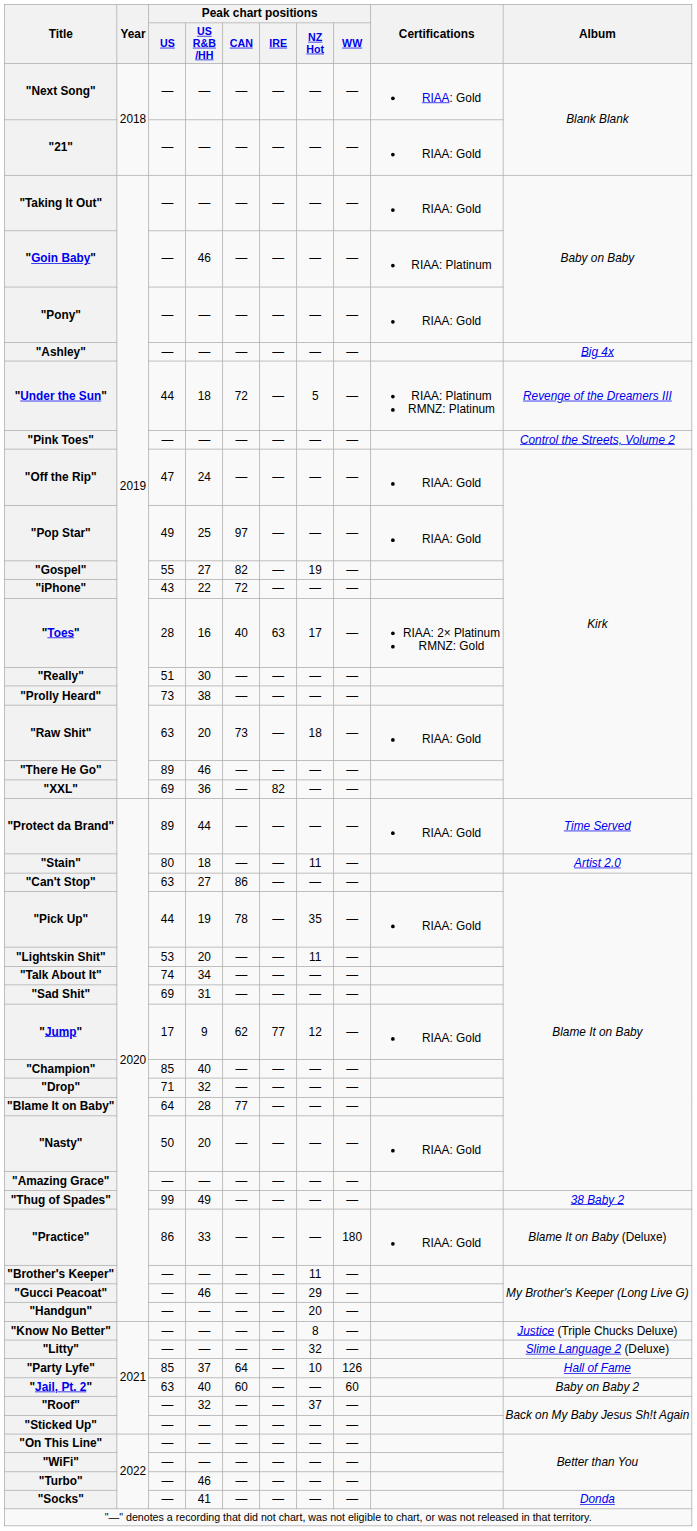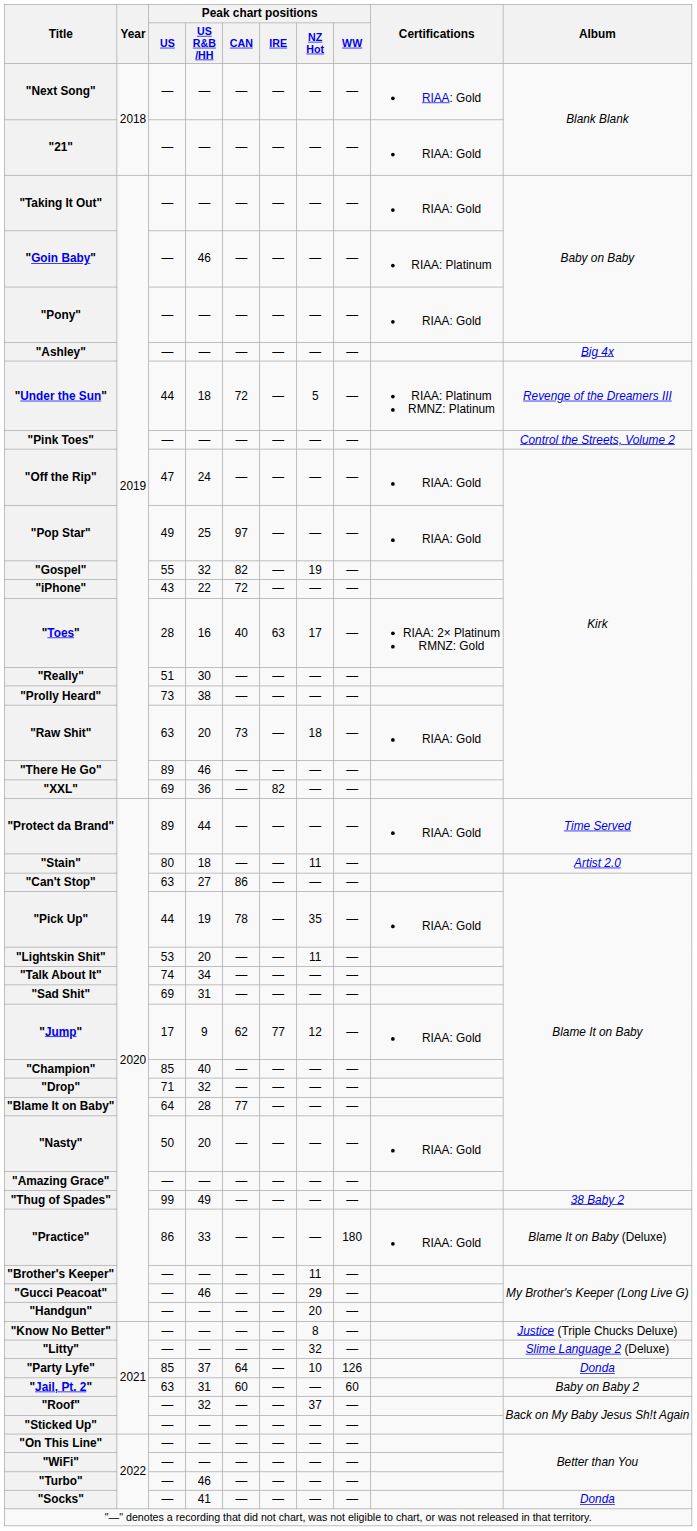(204, 570) 27 -> (204, 570) 32
(597, 1368) Hall of Fame -> (597, 1368) Donda
(204, 1387) 40 -> (204, 1387) 31
